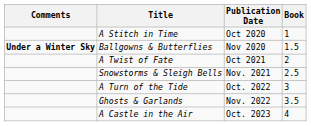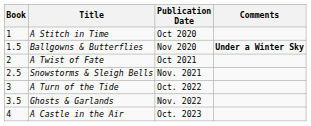columns swapped: (294, 16) <-> (51, 16)
